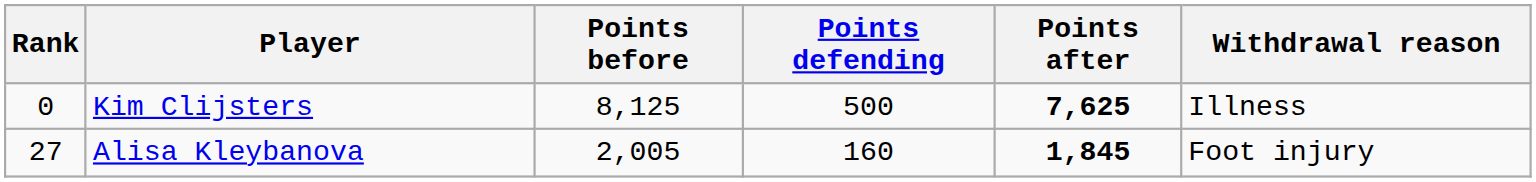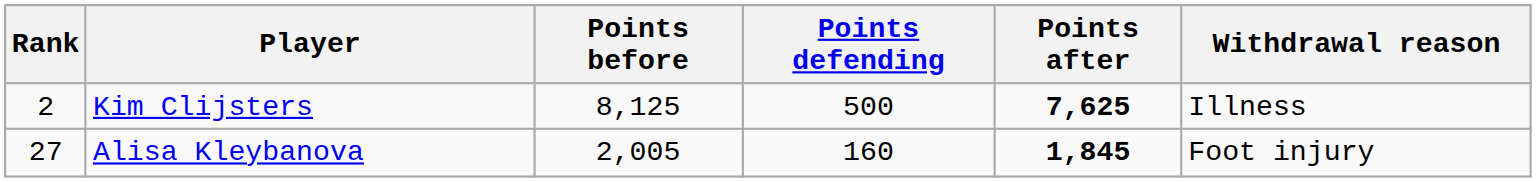(46, 107) 0 -> (46, 107) 2
